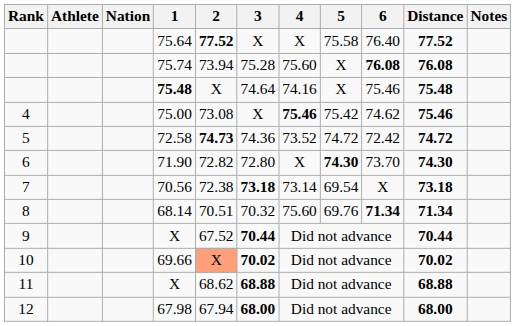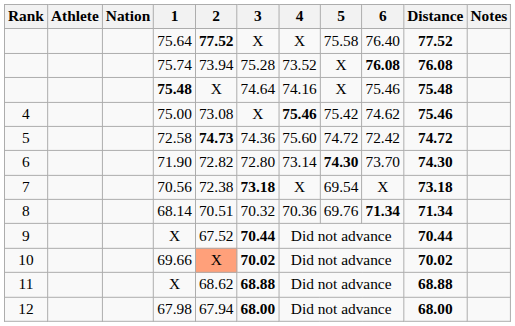(299, 65) 75.60 -> (299, 65) 73.52
(299, 138) 73.52 -> (299, 138) 75.60
(299, 162) X -> (299, 162) 73.14
(299, 187) 73.14 -> (299, 187) X
(299, 211) 75.60 -> (299, 211) 70.36
